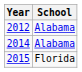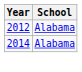- row: (18, 59)
